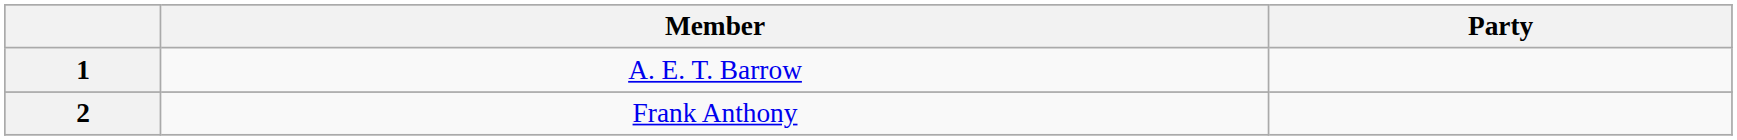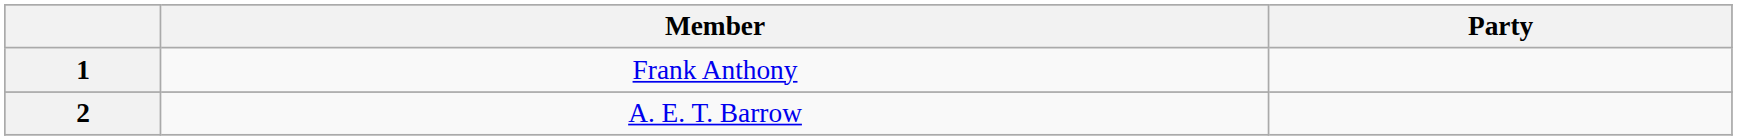(715, 69) A. E. T. Barrow -> (715, 69) Frank Anthony
(715, 112) Frank Anthony -> (715, 112) A. E. T. Barrow
